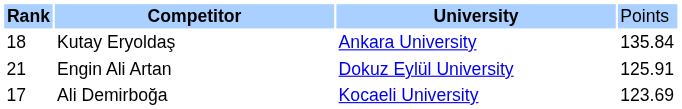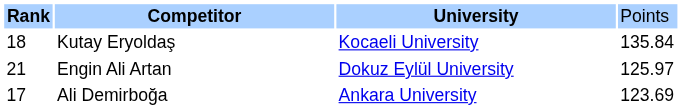(408, 42) Ankara University -> (409, 42) Kocaeli University
(647, 69) 125.91 -> (647, 69) 125.97
(409, 95) Kocaeli University -> (408, 95) Ankara University
